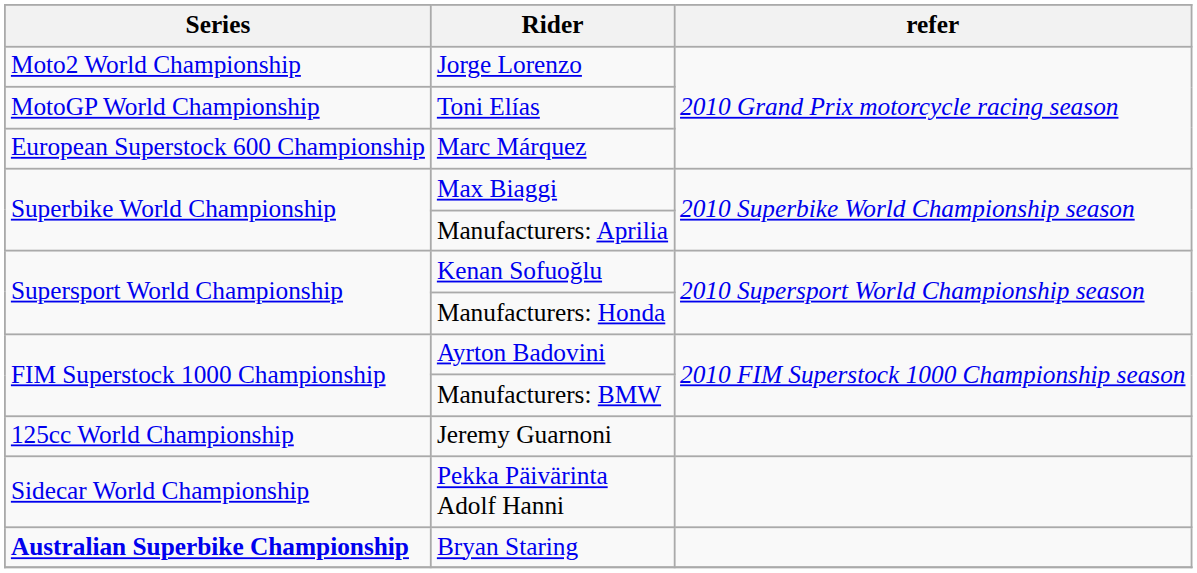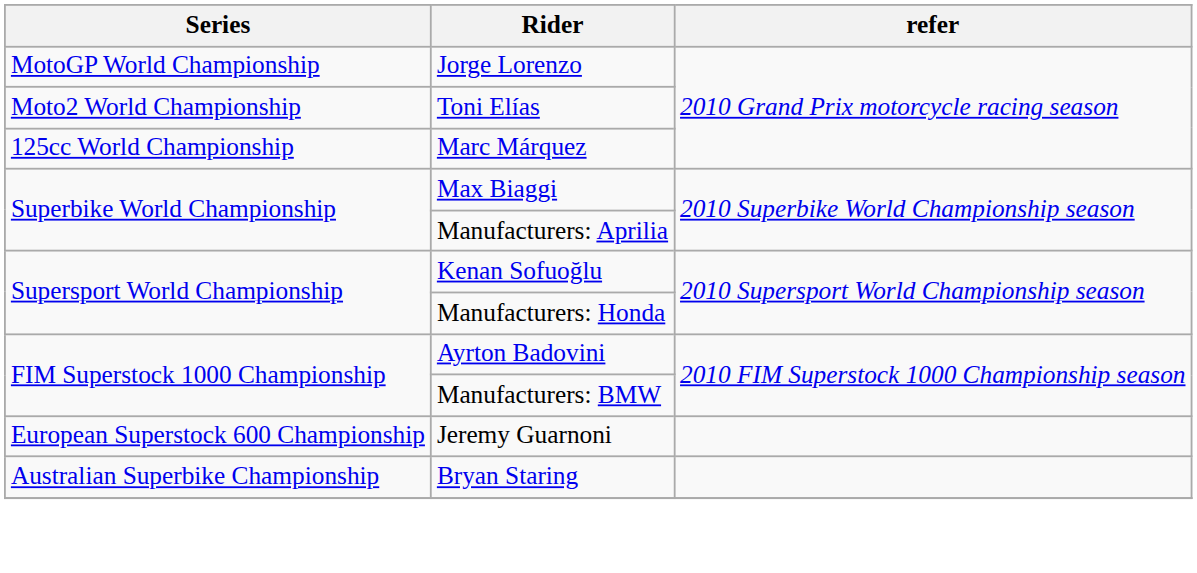(156, 66) Moto2 World Championship -> (165, 66) MotoGP World Championship
(165, 107) MotoGP World Championship -> (156, 107) Moto2 World Championship
(218, 148) European Superstock 600 Championship -> (152, 148) 125cc World Championship
(152, 435) 125cc World Championship -> (218, 435) European Superstock 600 Championship
- row: (522, 491)
(210, 546) bold -> (195, 476) normal
